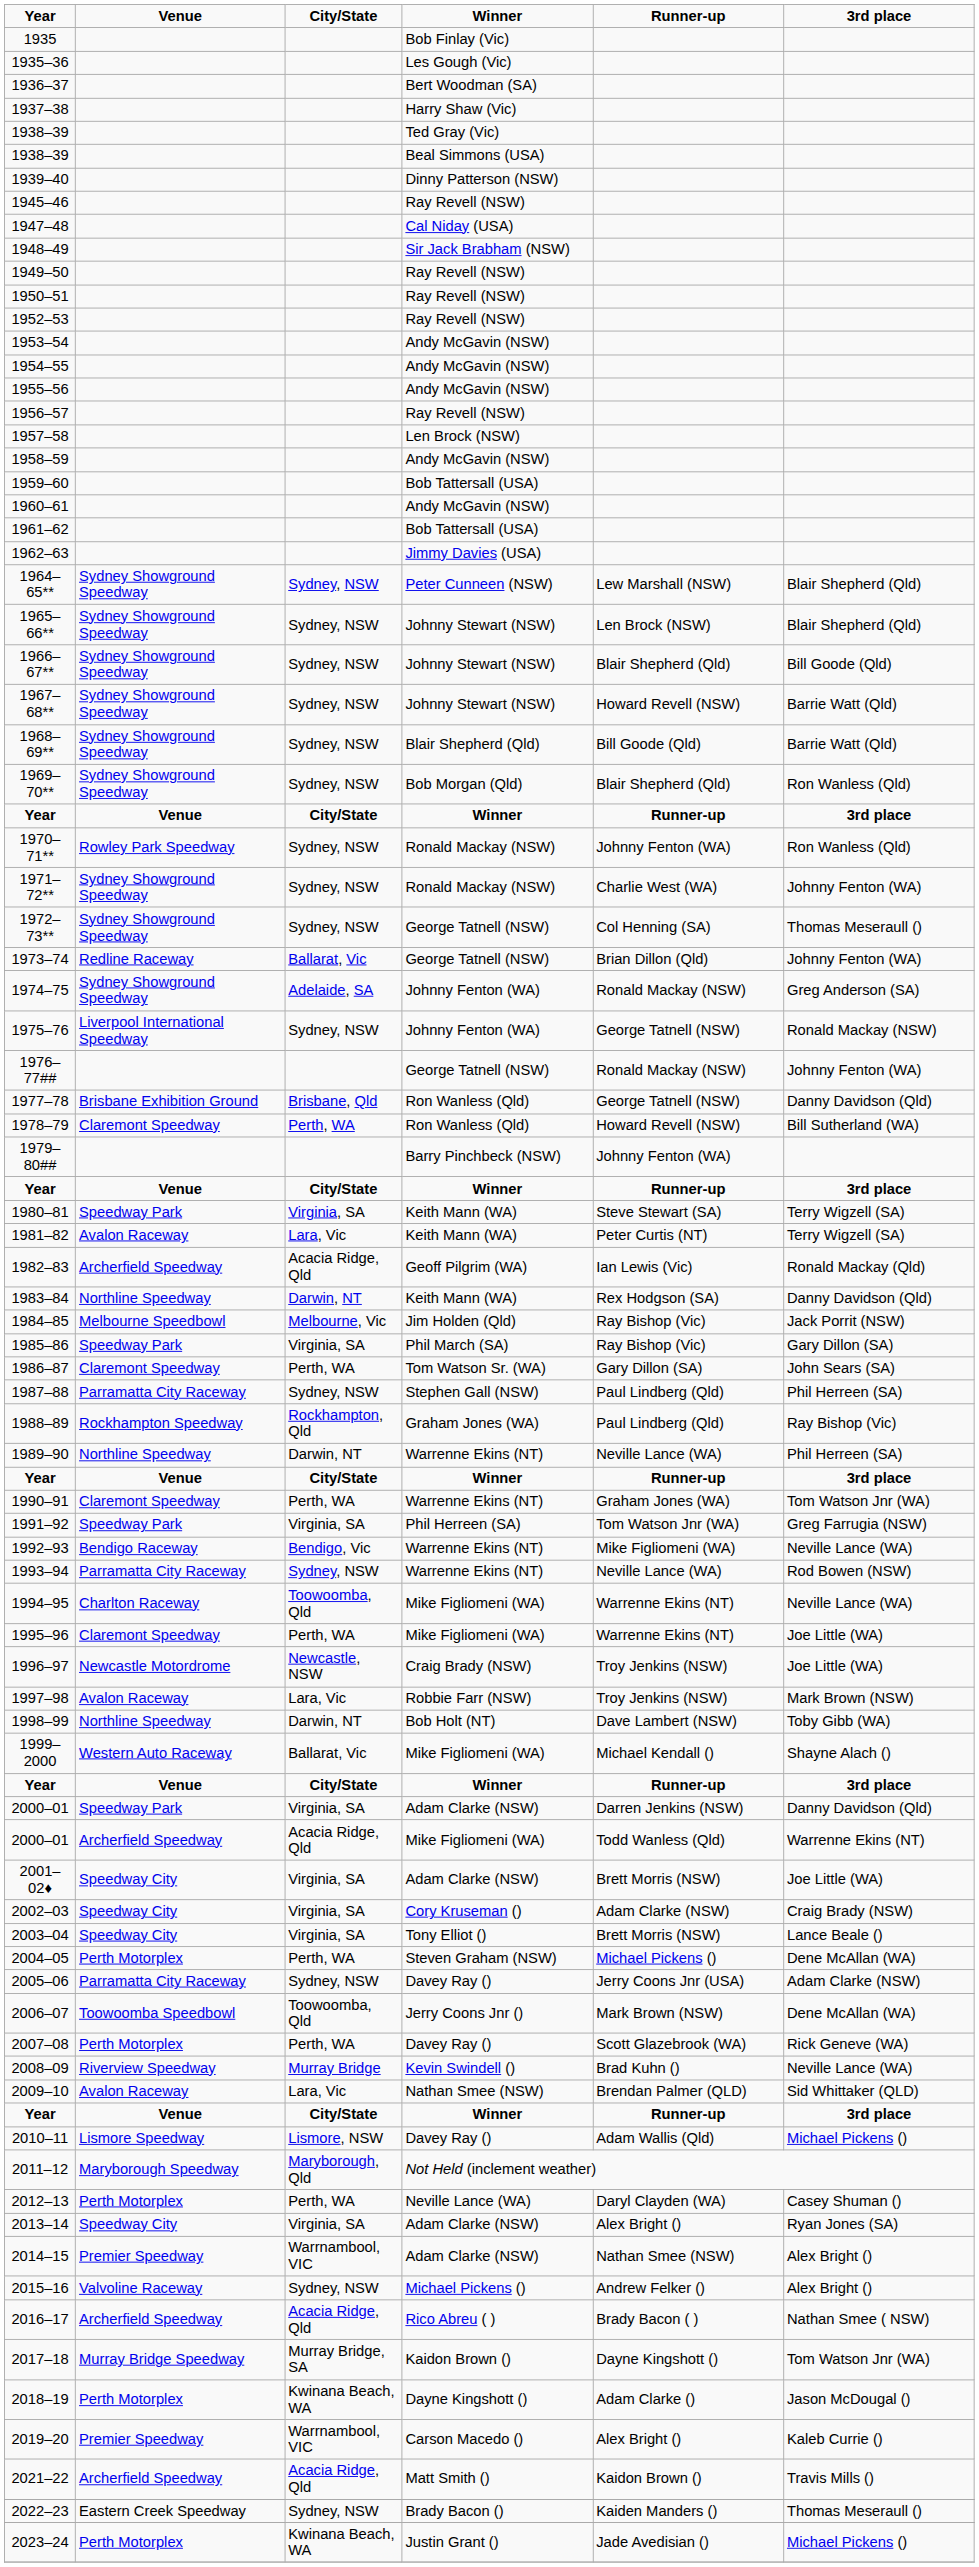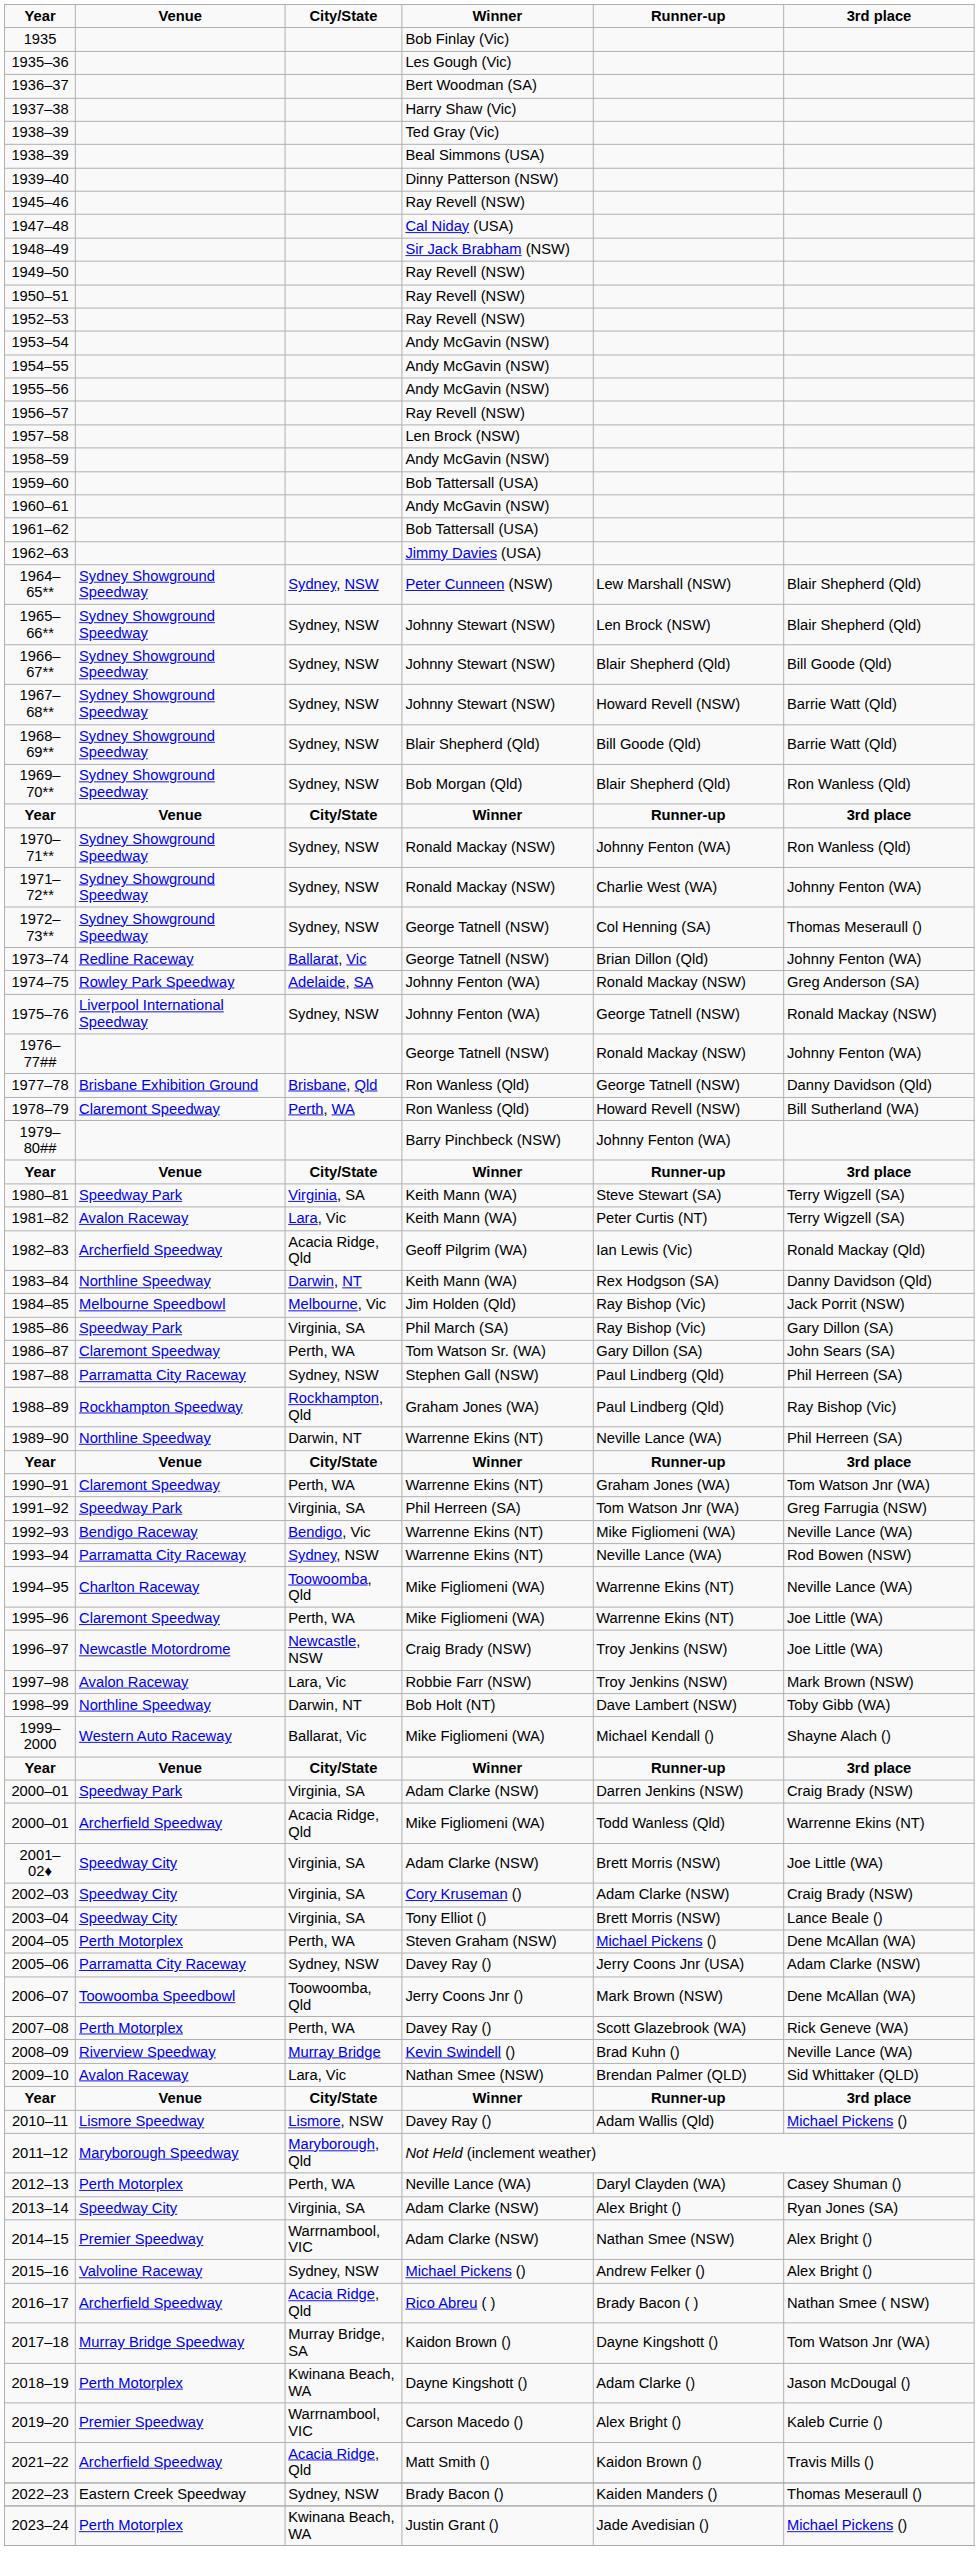(157, 847) Rowley Park Speedway -> (147, 847) Sydney Showground Speedway
(147, 990) Sydney Showground Speedway -> (157, 982) Rowley Park Speedway
(859, 1808) Danny Davidson (Qld) -> (850, 1791) Craig Brady (NSW)
